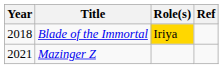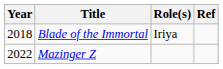(165, 34) gold background -> (165, 34) no background
(20, 53) 2021 -> (20, 53) 2022
